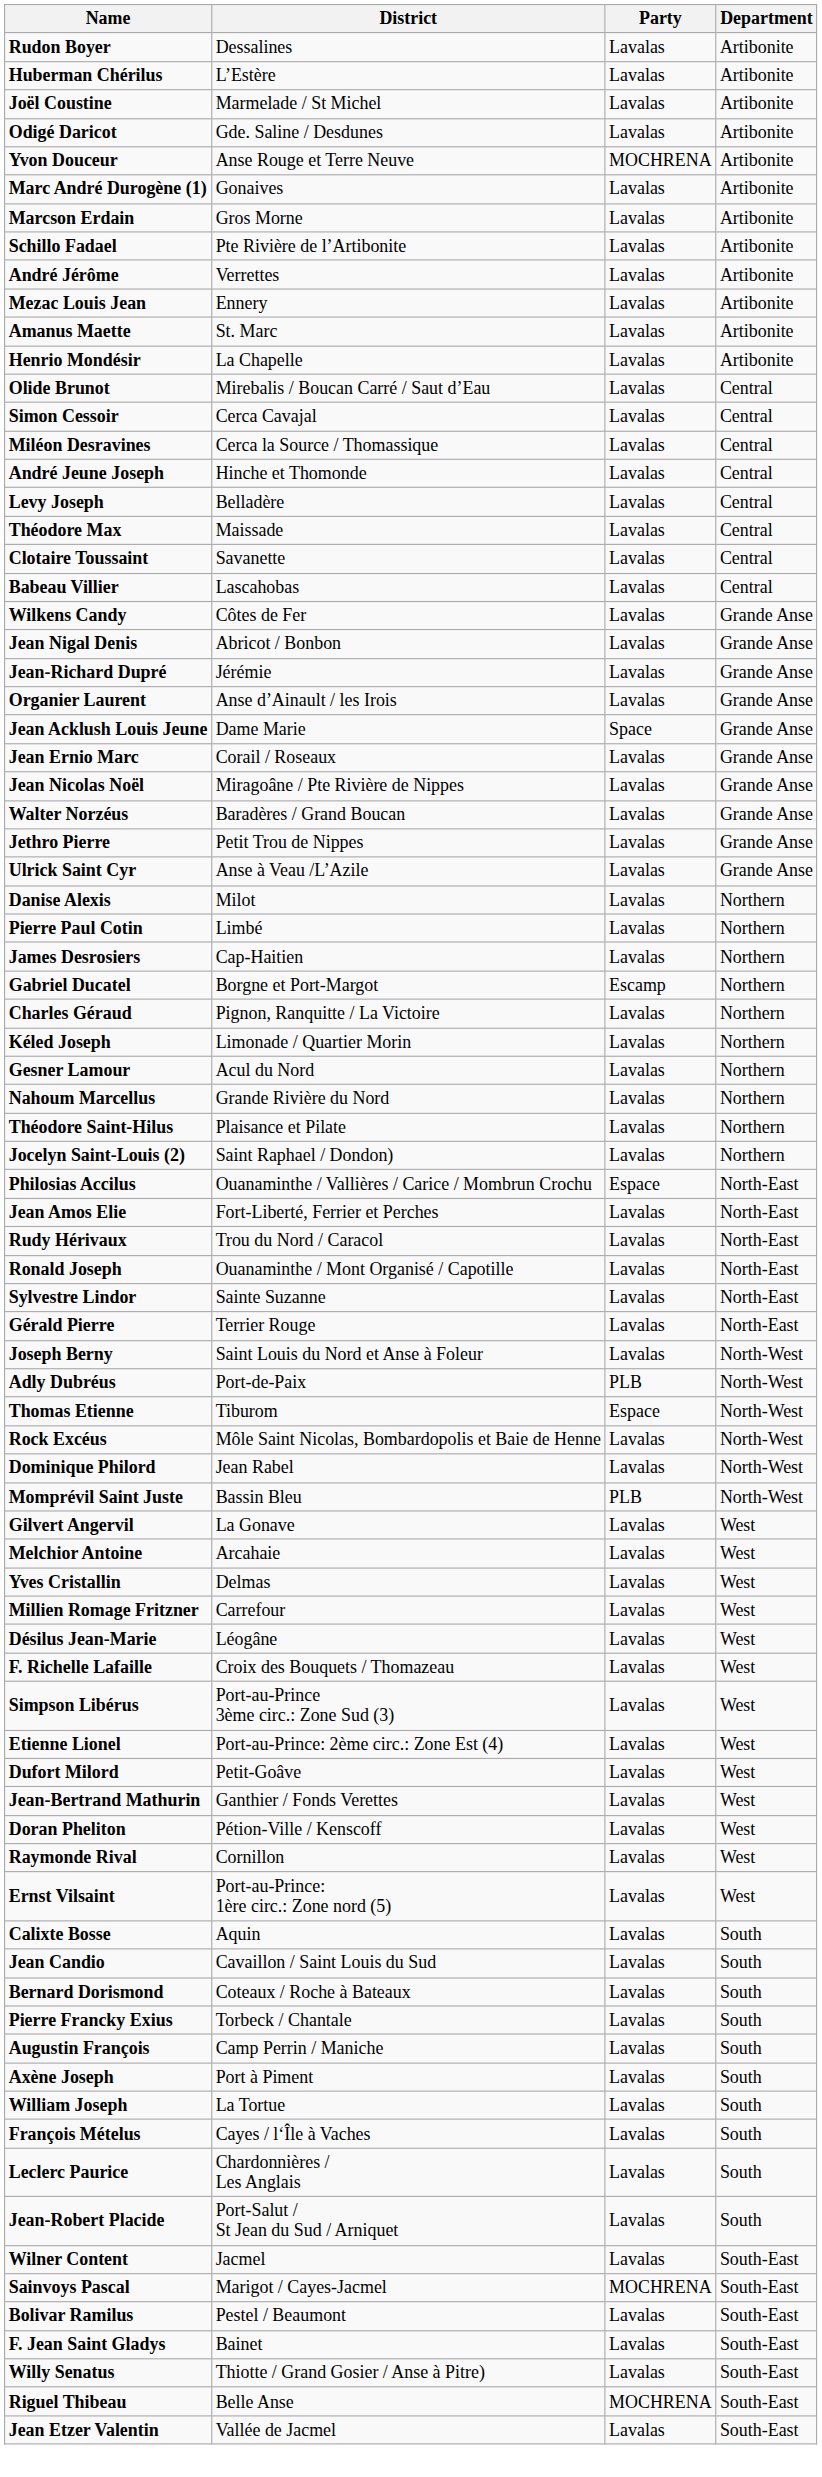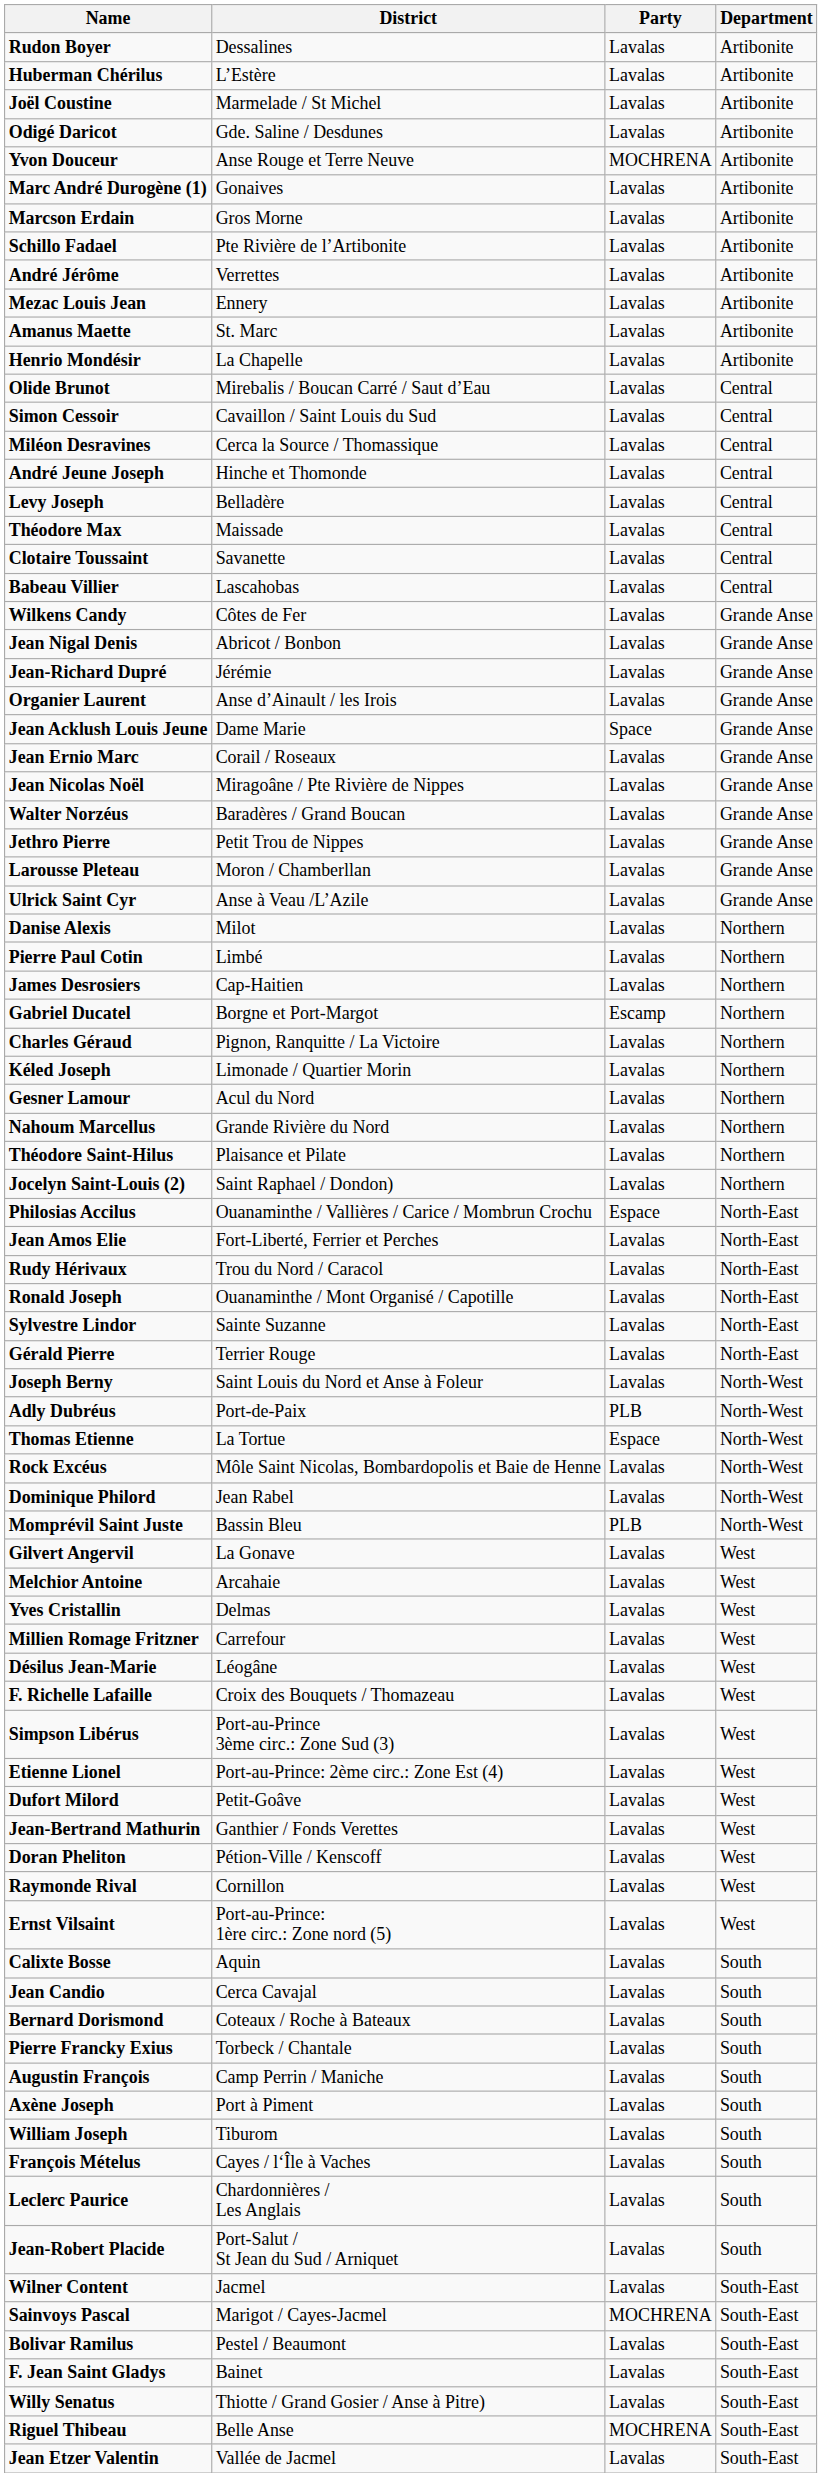(266, 416) Cerca Cavajal -> (326, 416) Cavaillon / Saint Louis du Sud
+ row: (74, 871)
(247, 1411) Tiburom -> (250, 1439) La Tortue
(326, 1963) Cavaillon / Saint Louis du Sud -> (266, 1991) Cerca Cavajal
(250, 2105) La Tortue -> (247, 2133) Tiburom
